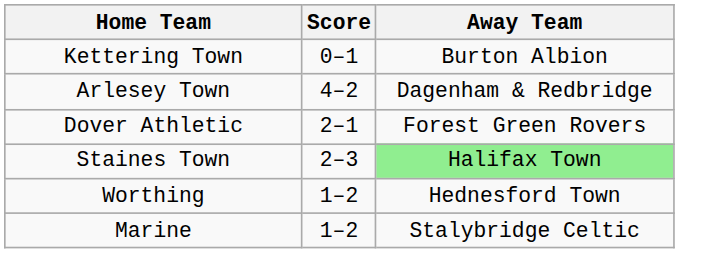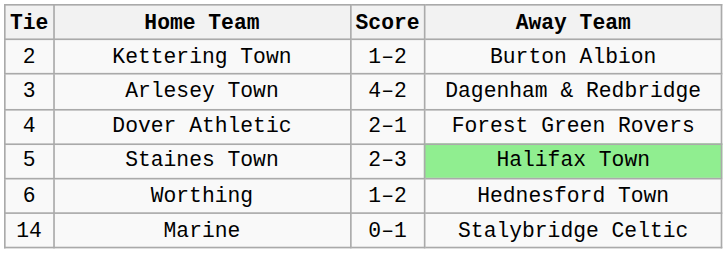+ column: (29, 22)
(339, 57) 0–1 -> (388, 57) 1–2
(339, 231) 1–2 -> (388, 231) 0–1
